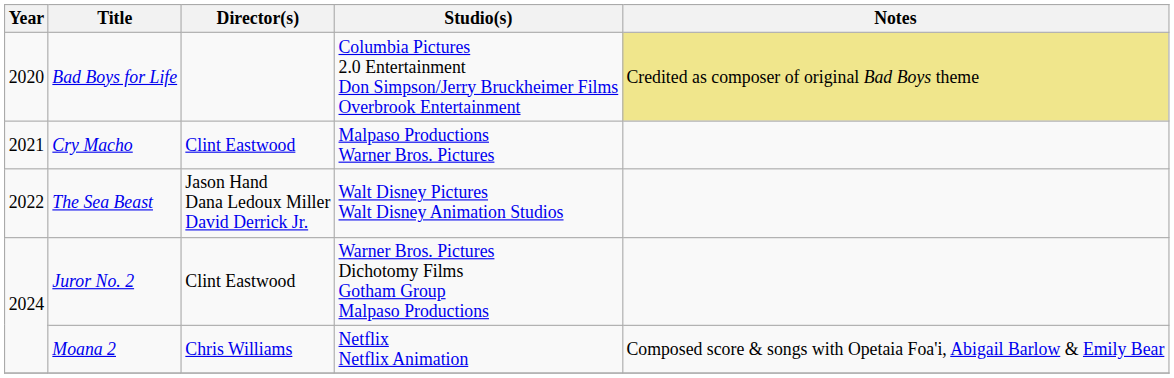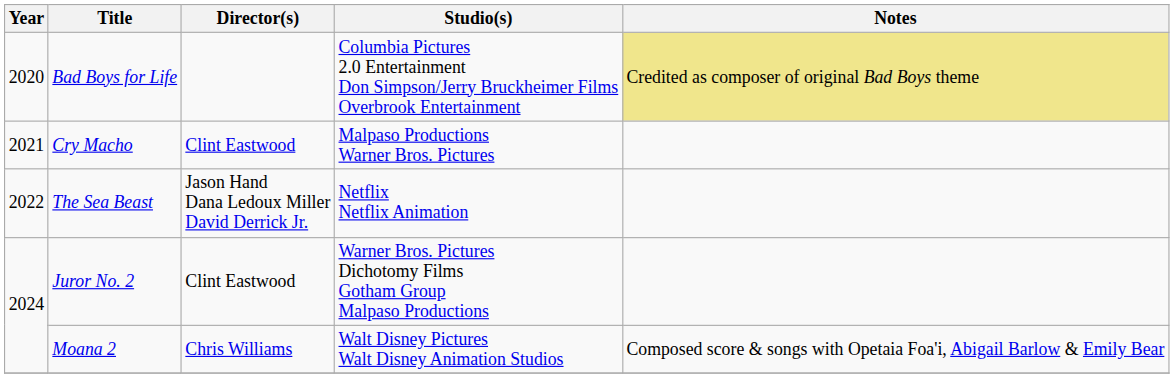(451, 202) Walt Disney Pictures Walt Disney Animation Studios -> (403, 202) Netflix Netflix Animation
(403, 349) Netflix Netflix Animation -> (451, 349) Walt Disney Pictures Walt Disney Animation Studios
